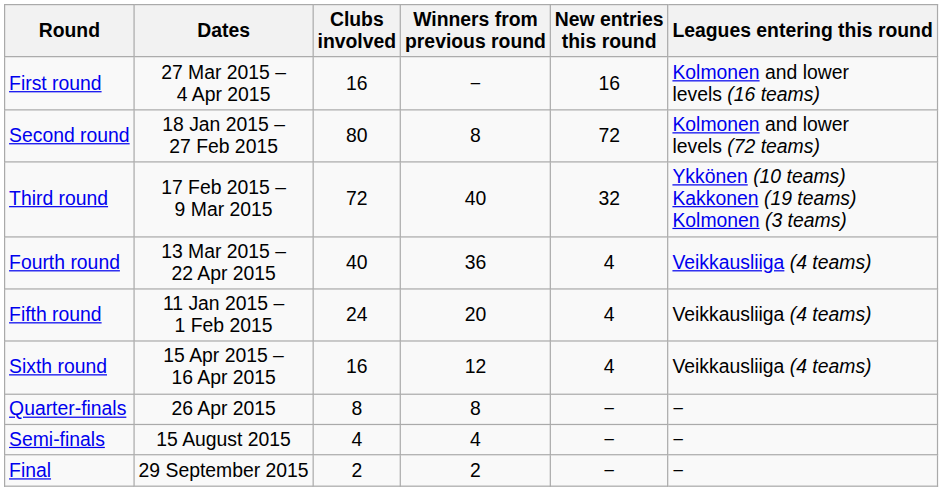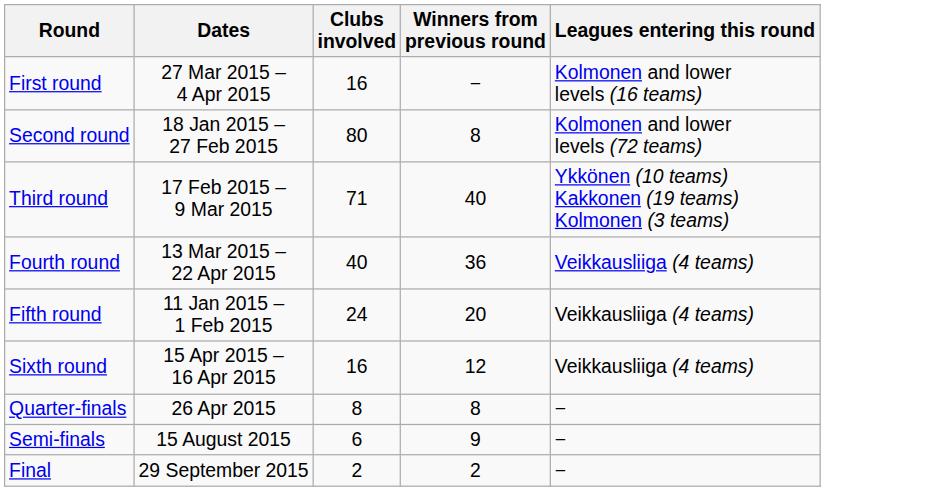- column: (609, 30)
(357, 199) 72 -> (357, 199) 71
(357, 439) 4 -> (357, 439) 6
(475, 439) 4 -> (475, 439) 9
